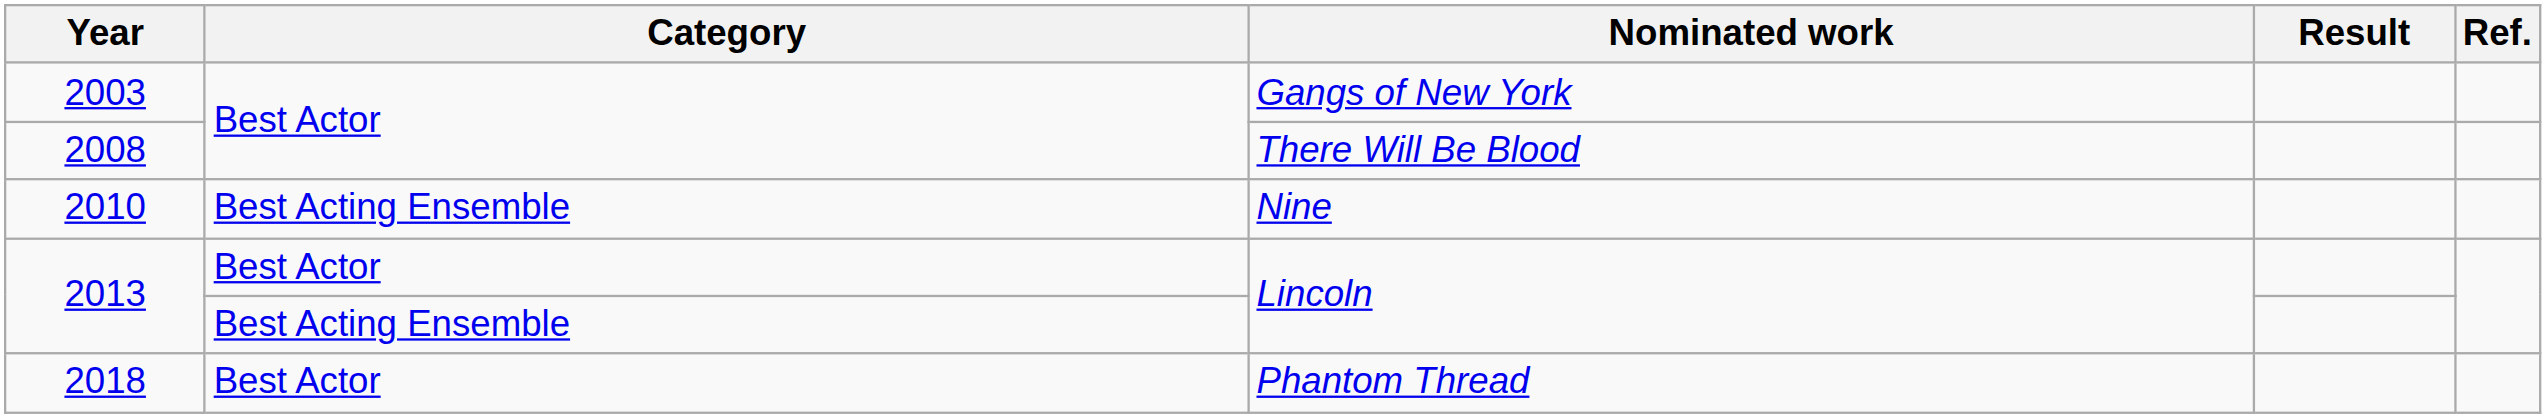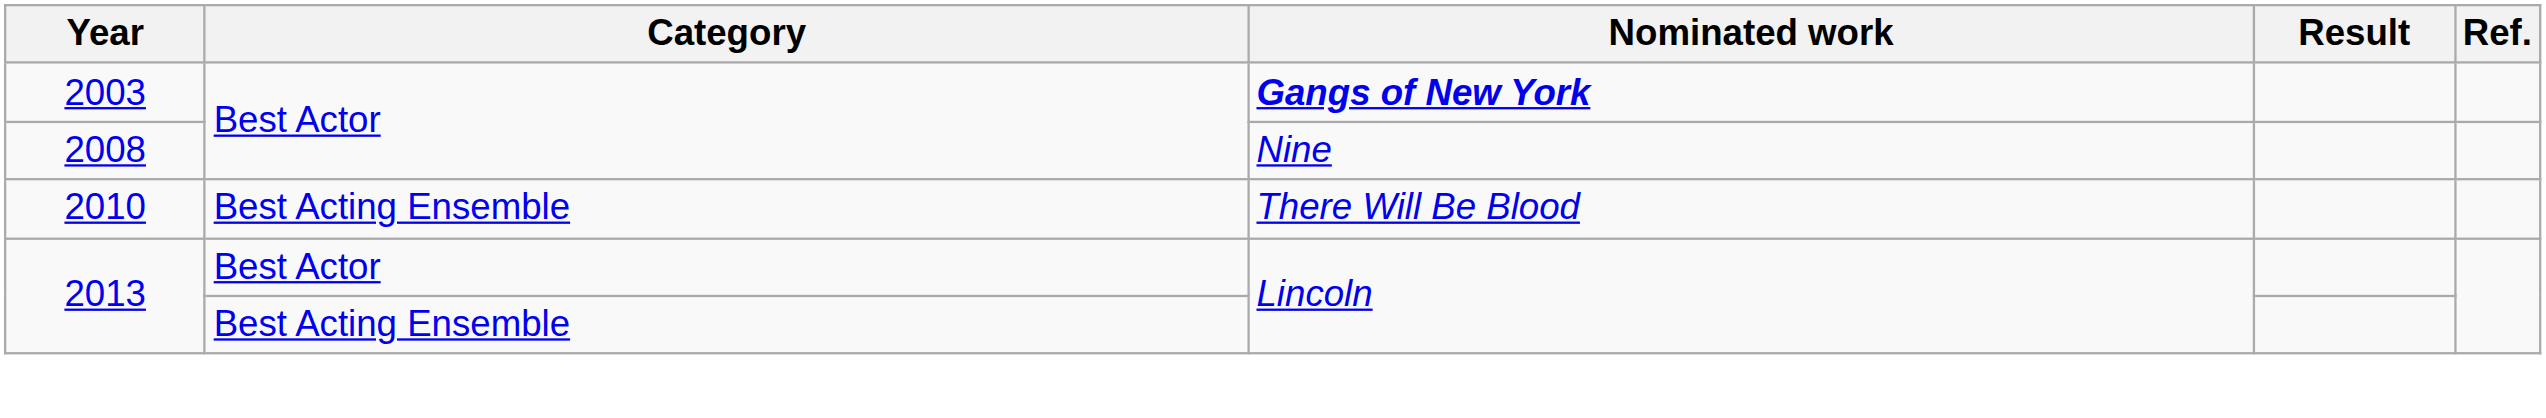(1414, 91) normal -> (1423, 91) bold
(1418, 149) There Will Be Blood -> (1294, 149) Nine
(1294, 207) Nine -> (1418, 207) There Will Be Blood
- row: (105, 382)
